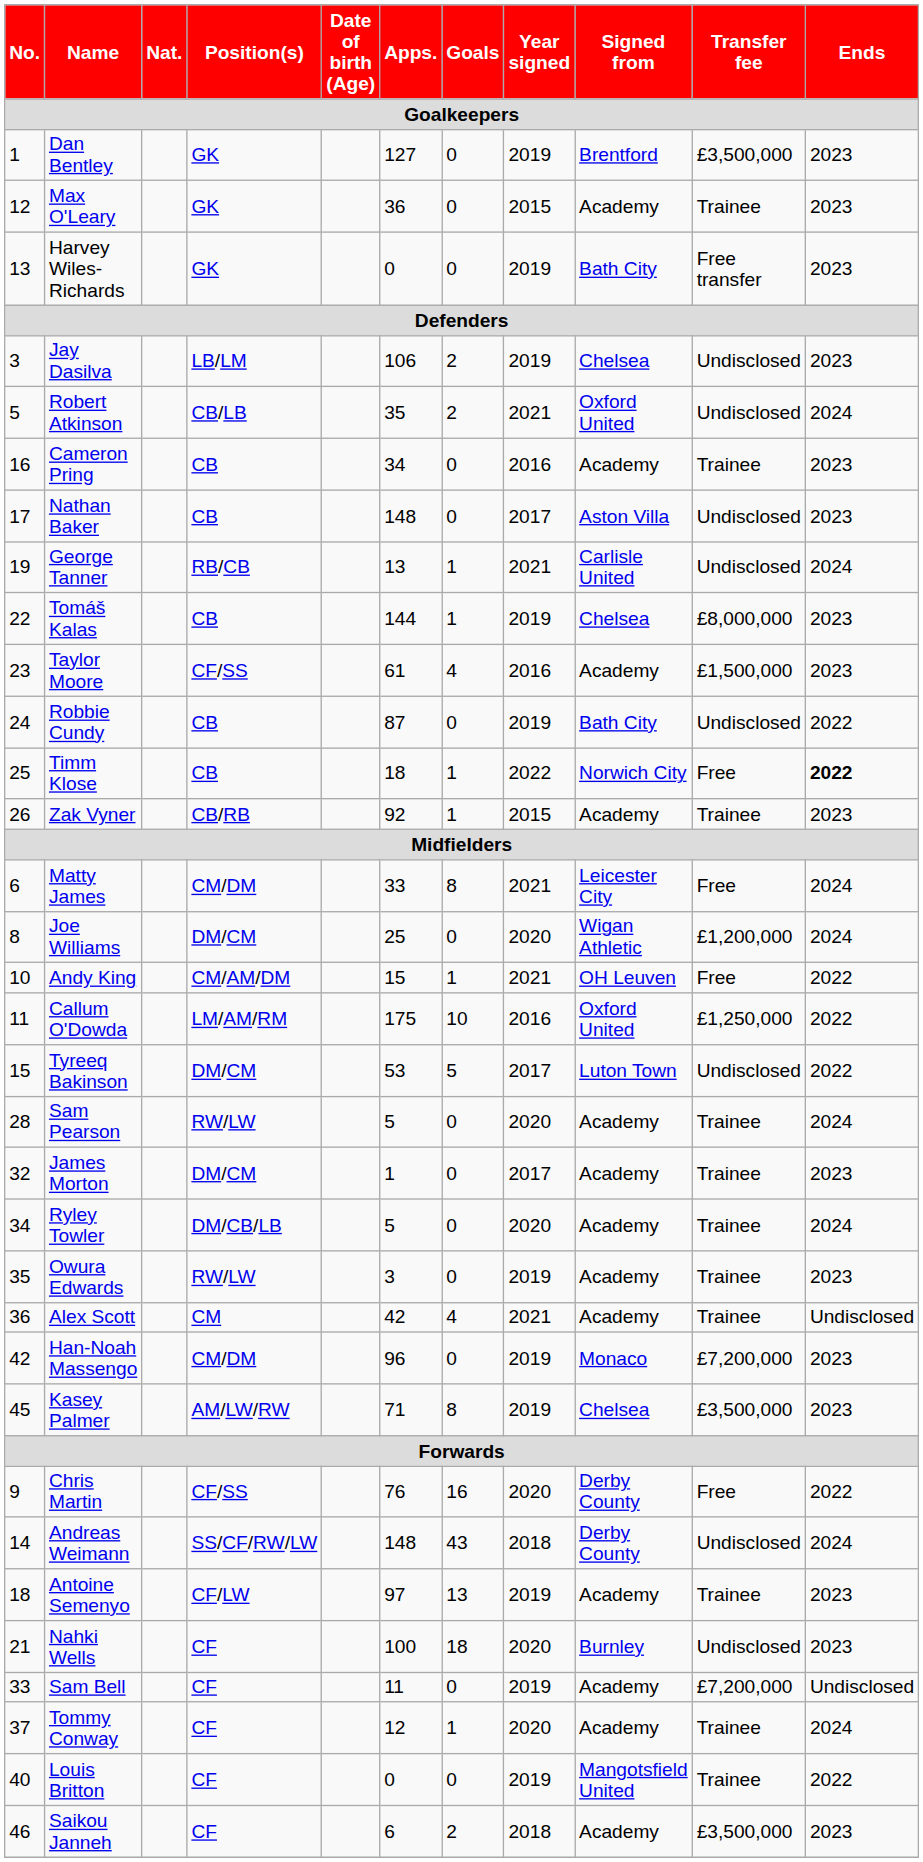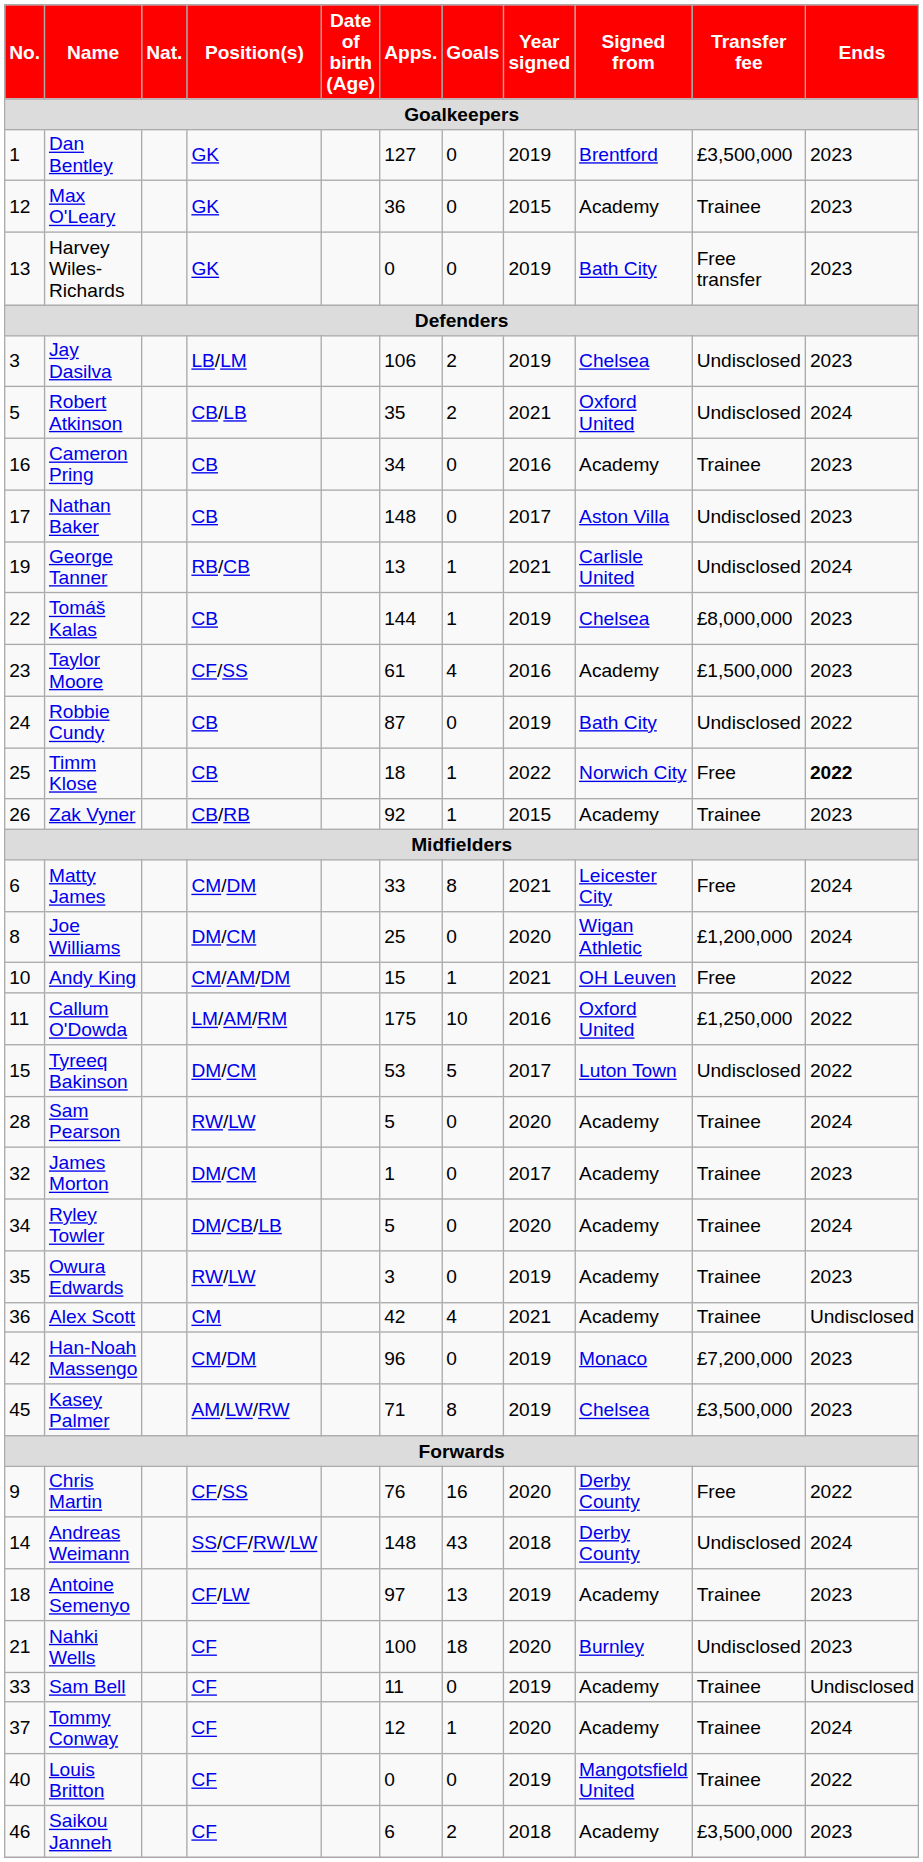(745, 1687) £7,200,000 -> (729, 1687) Trainee
